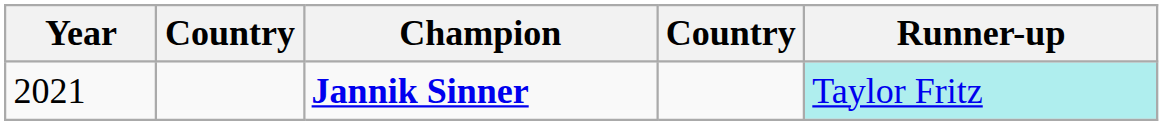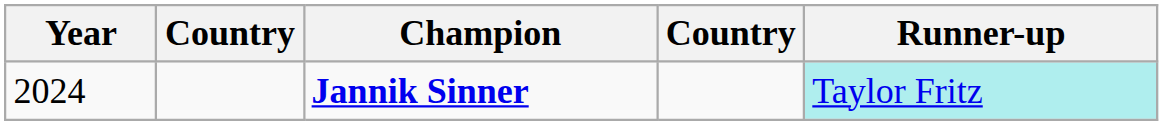(49, 90) 2021 -> (49, 90) 2024
